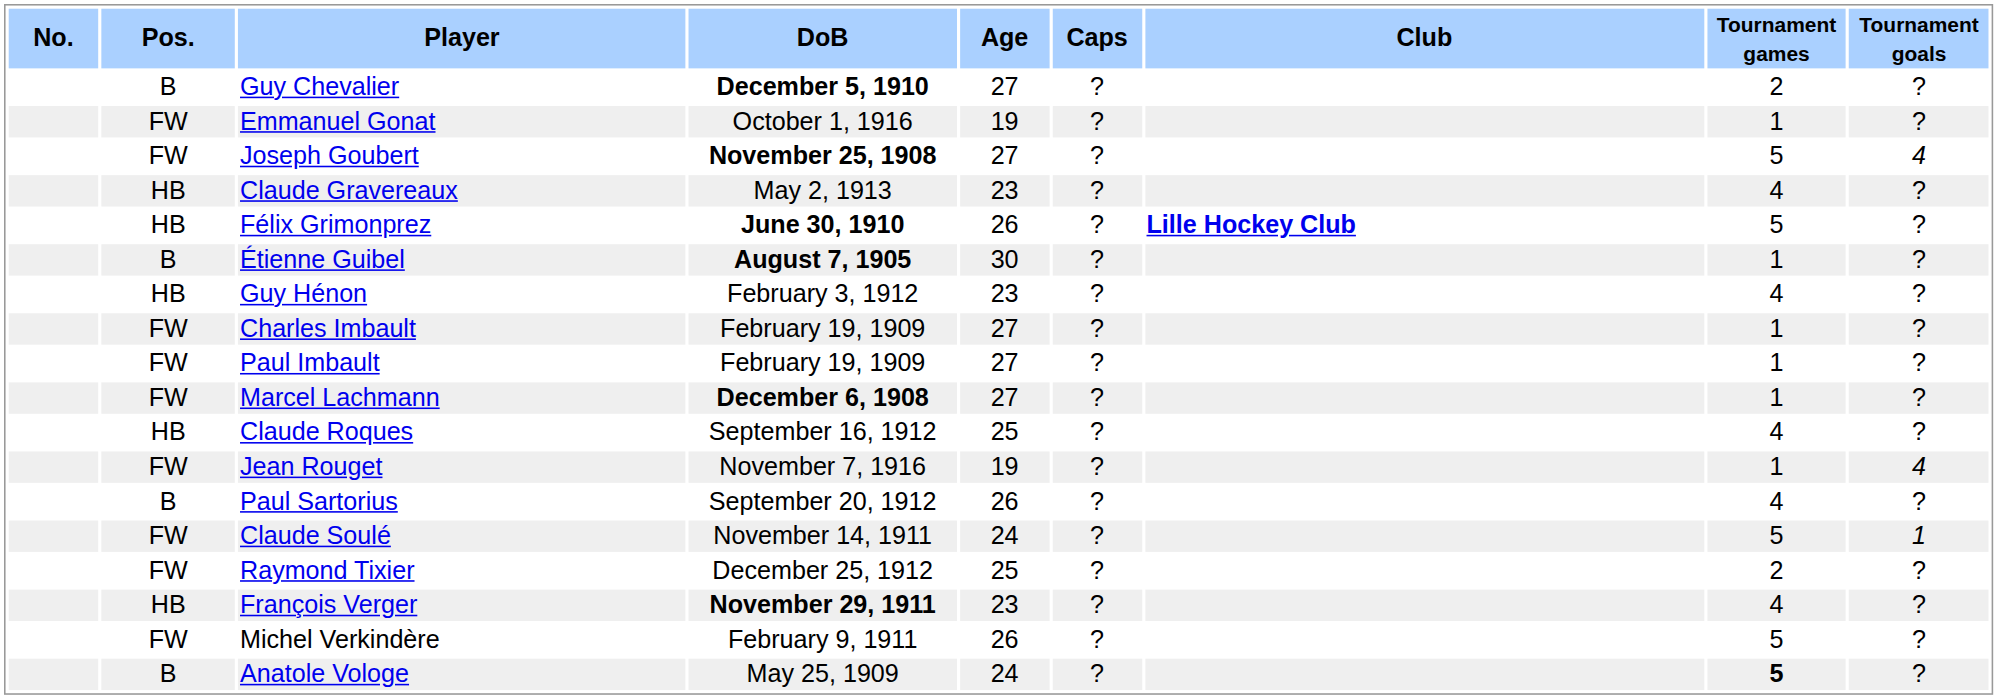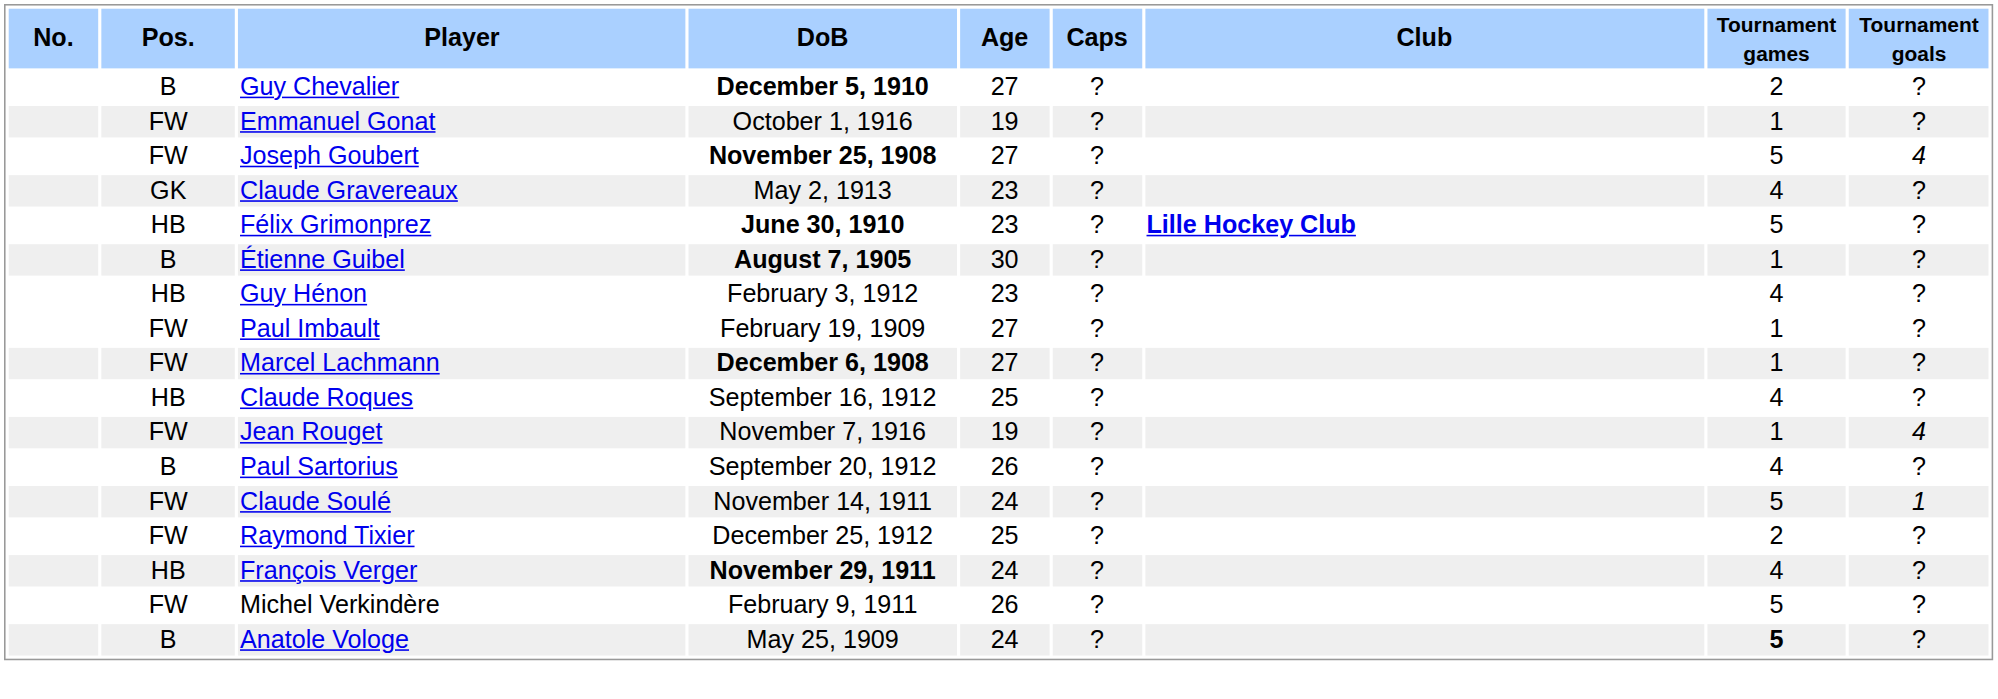(168, 190) HB -> (168, 190) GK
(1005, 225) 26 -> (1005, 225) 23
- row: (328, 328)
(1005, 605) 23 -> (1005, 570) 24
